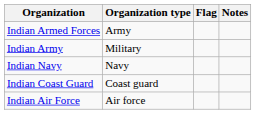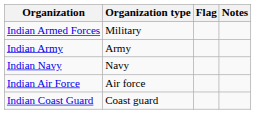(118, 30) Army -> (123, 30) Military
(123, 48) Military -> (118, 48) Army
rows swapped: (43, 100) <-> (50, 83)
